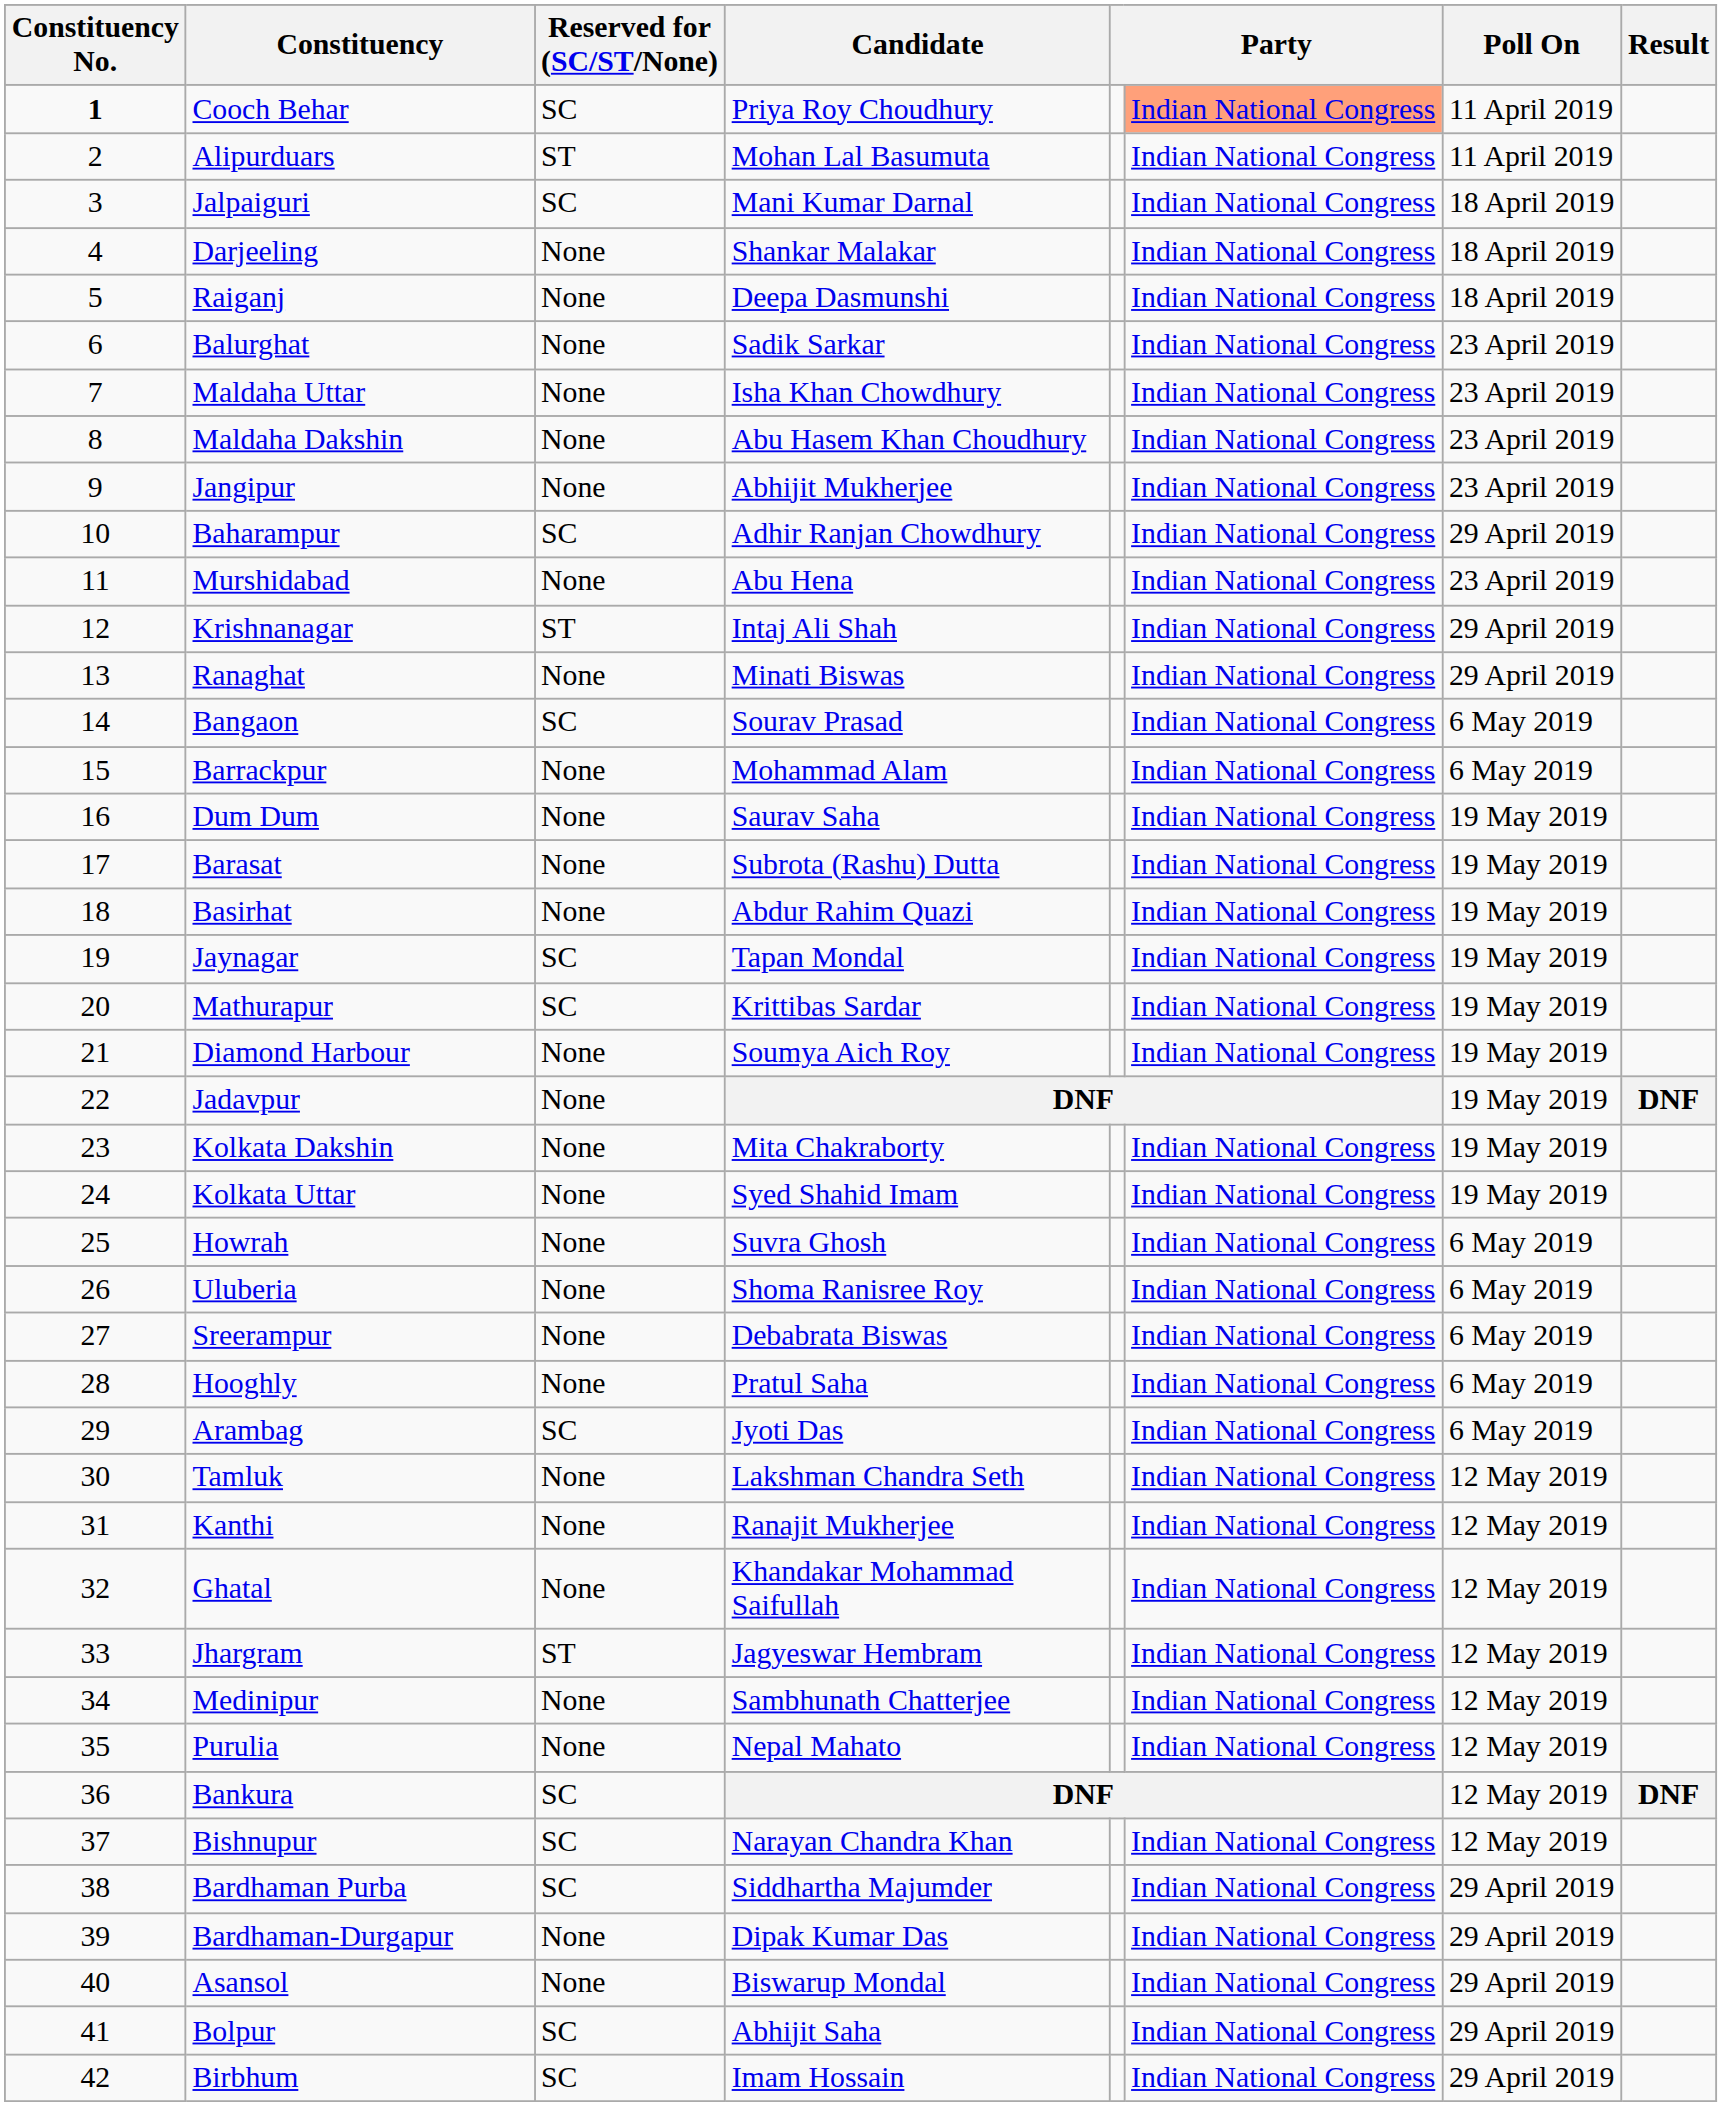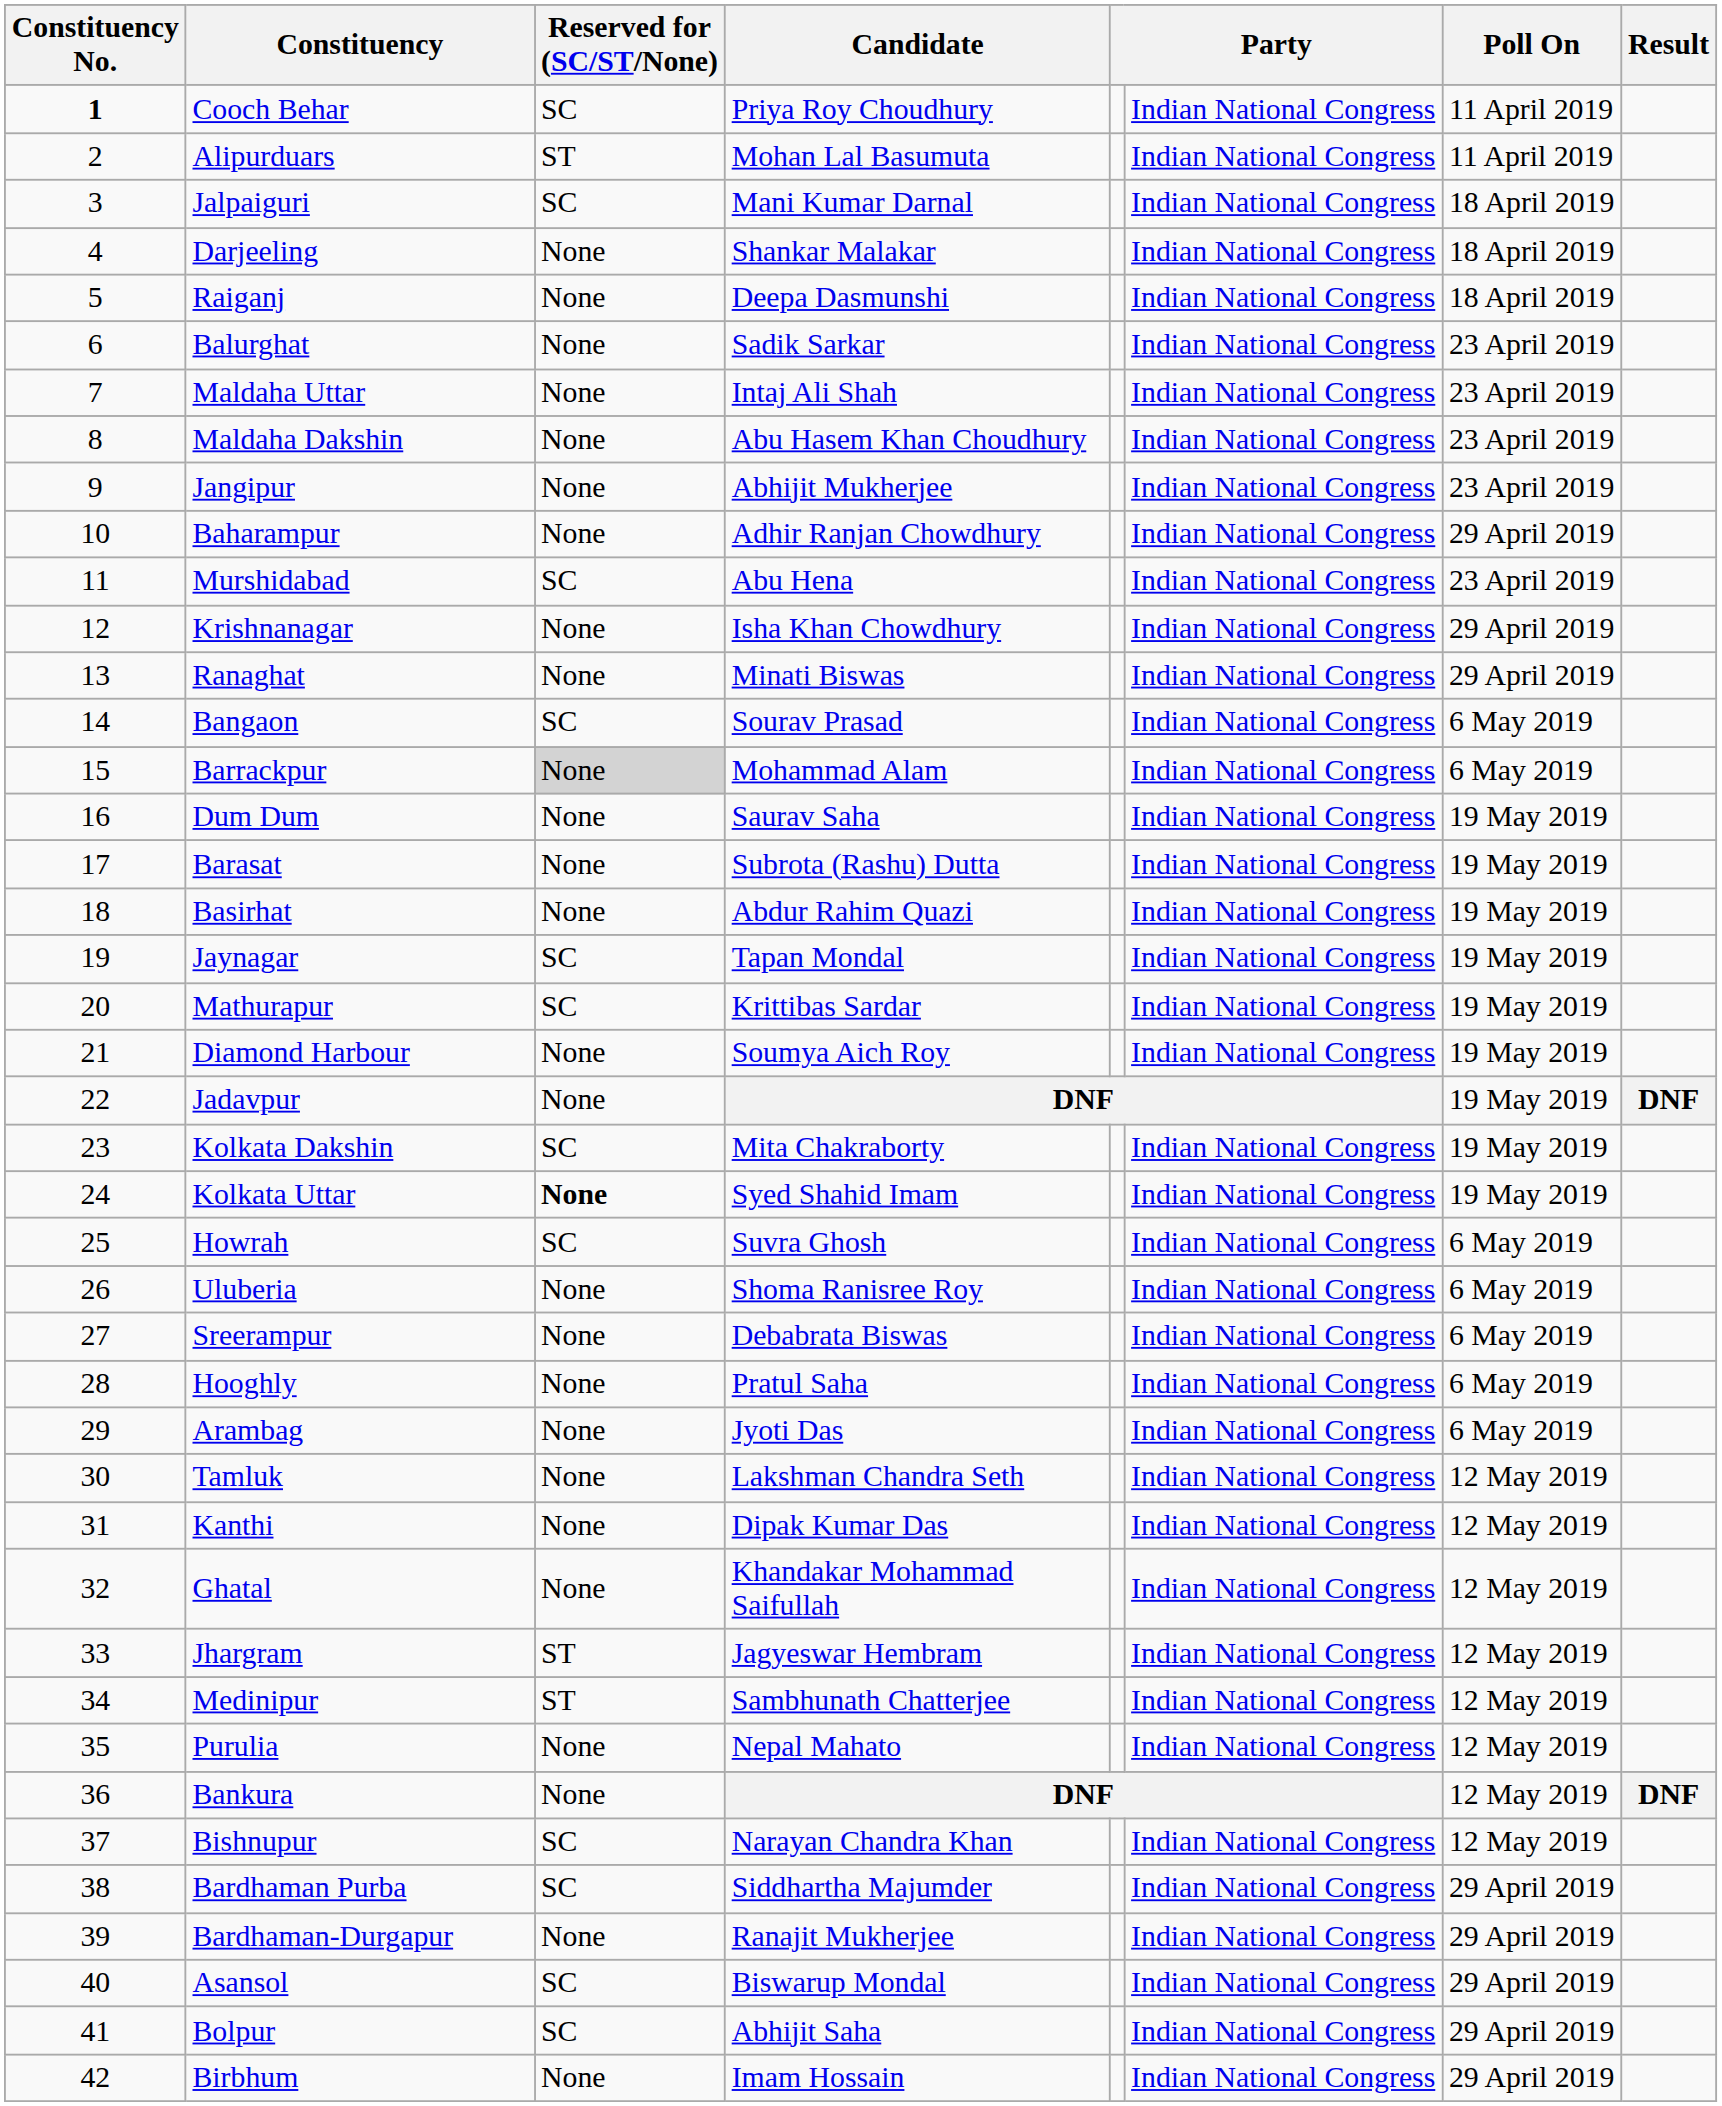(1283, 108) lightsalmon background -> (1283, 108) no background
(866, 391) Isha Khan Chowdhury -> (814, 391) Intaj Ali Shah
(559, 533) SC -> (573, 533) None
(573, 580) None -> (559, 580) SC
(558, 627) ST -> (573, 627) None
(814, 627) Intaj Ali Shah -> (866, 627) Isha Khan Chowdhury
(573, 769) no background -> (573, 769) lightgrey background
(573, 1147) None -> (559, 1147) SC
(573, 1194) normal -> (574, 1194) bold
(573, 1241) None -> (559, 1241) SC
(559, 1430) SC -> (573, 1430) None
(843, 1524) Ranajit Mukherjee -> (840, 1524) Dipak Kumar Das
(573, 1699) None -> (558, 1699) ST
(559, 1794) SC -> (573, 1794) None
(840, 1935) Dipak Kumar Das -> (843, 1935) Ranajit Mukherjee
(573, 1982) None -> (559, 1982) SC
(559, 2077) SC -> (573, 2077) None
